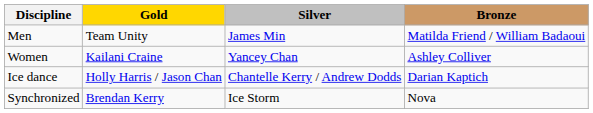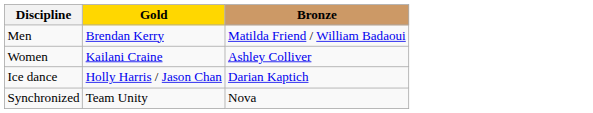- column: (315, 14)
(117, 35) Team Unity -> (125, 35) Brendan Kerry
(125, 98) Brendan Kerry -> (117, 98) Team Unity
